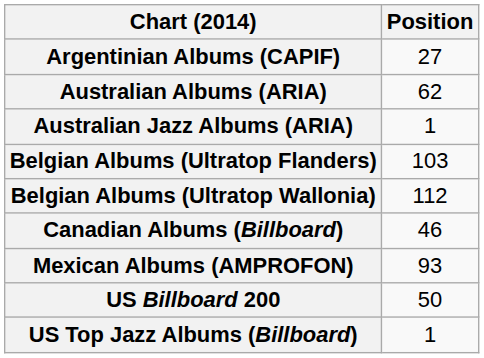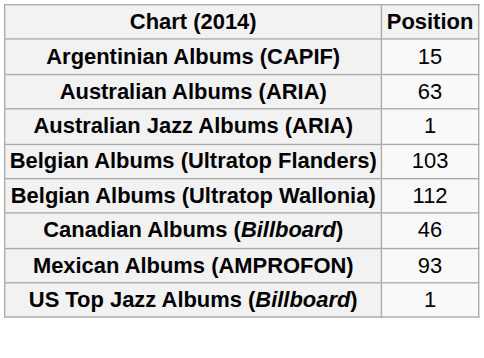(430, 56) 27 -> (430, 56) 15
(430, 91) 62 -> (430, 91) 63
- row: (193, 299)
